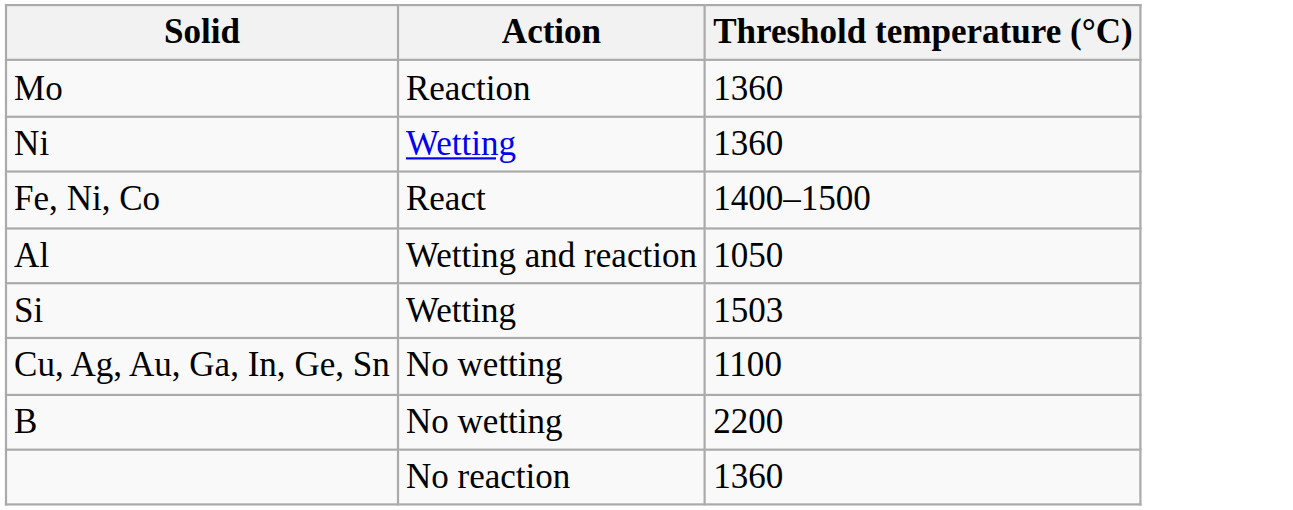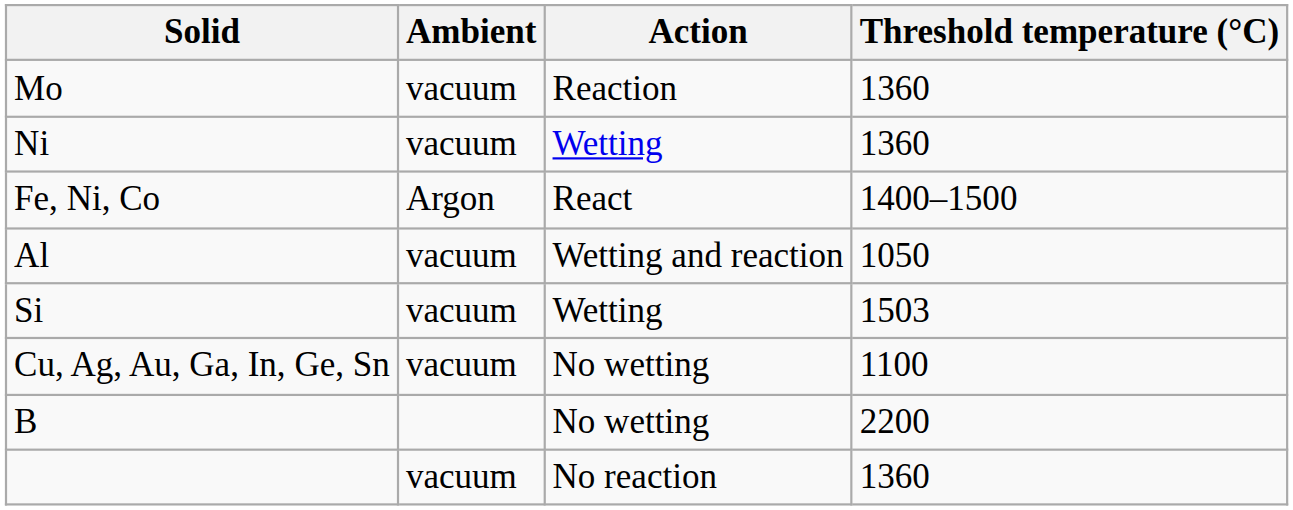+ column: (471, 32)
